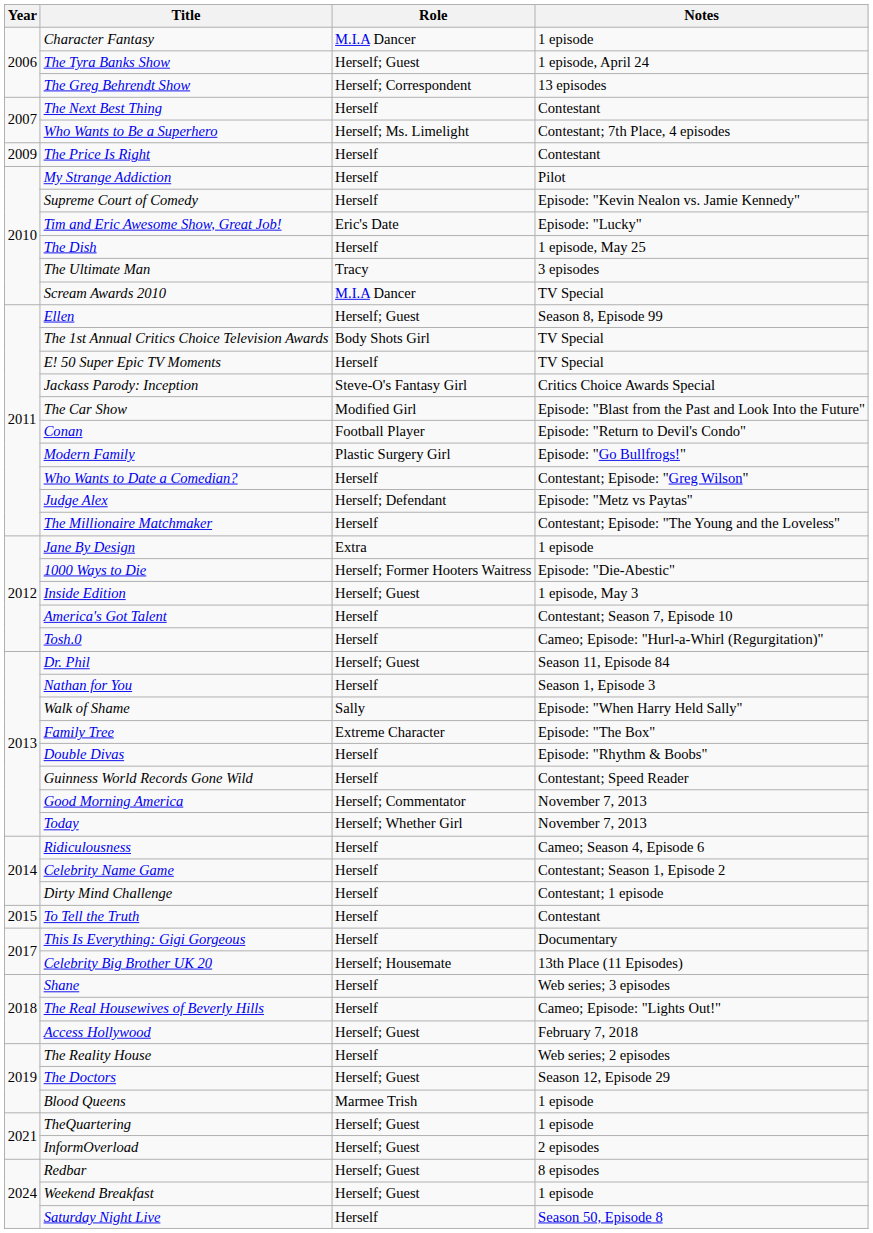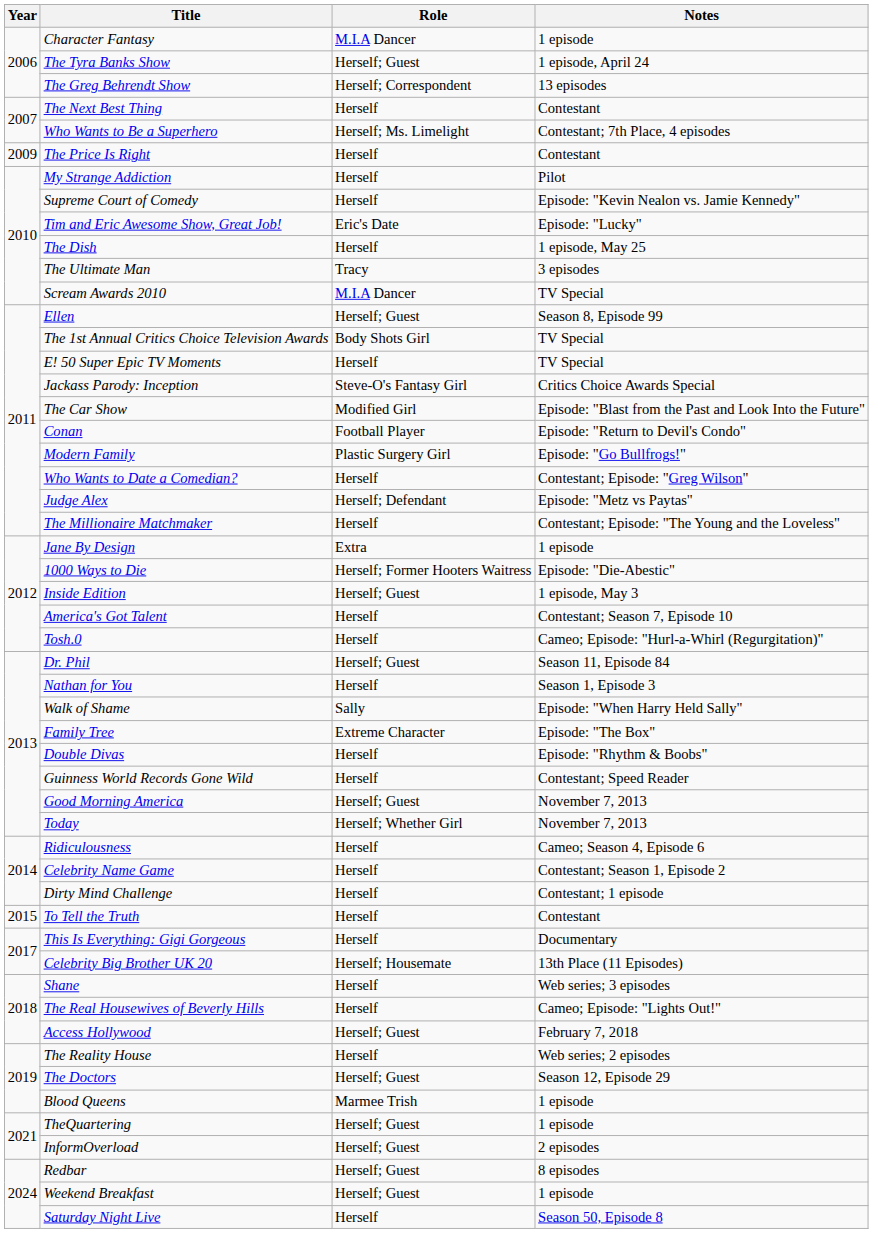(400, 801) Herself; Commentator -> (377, 801) Herself; Guest
